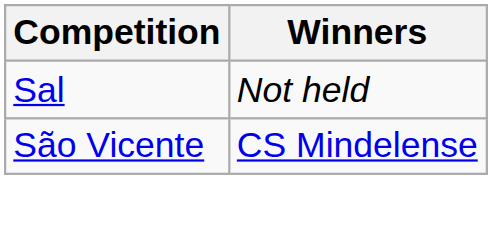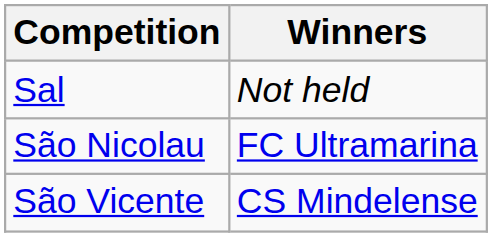+ row: (109, 145)
